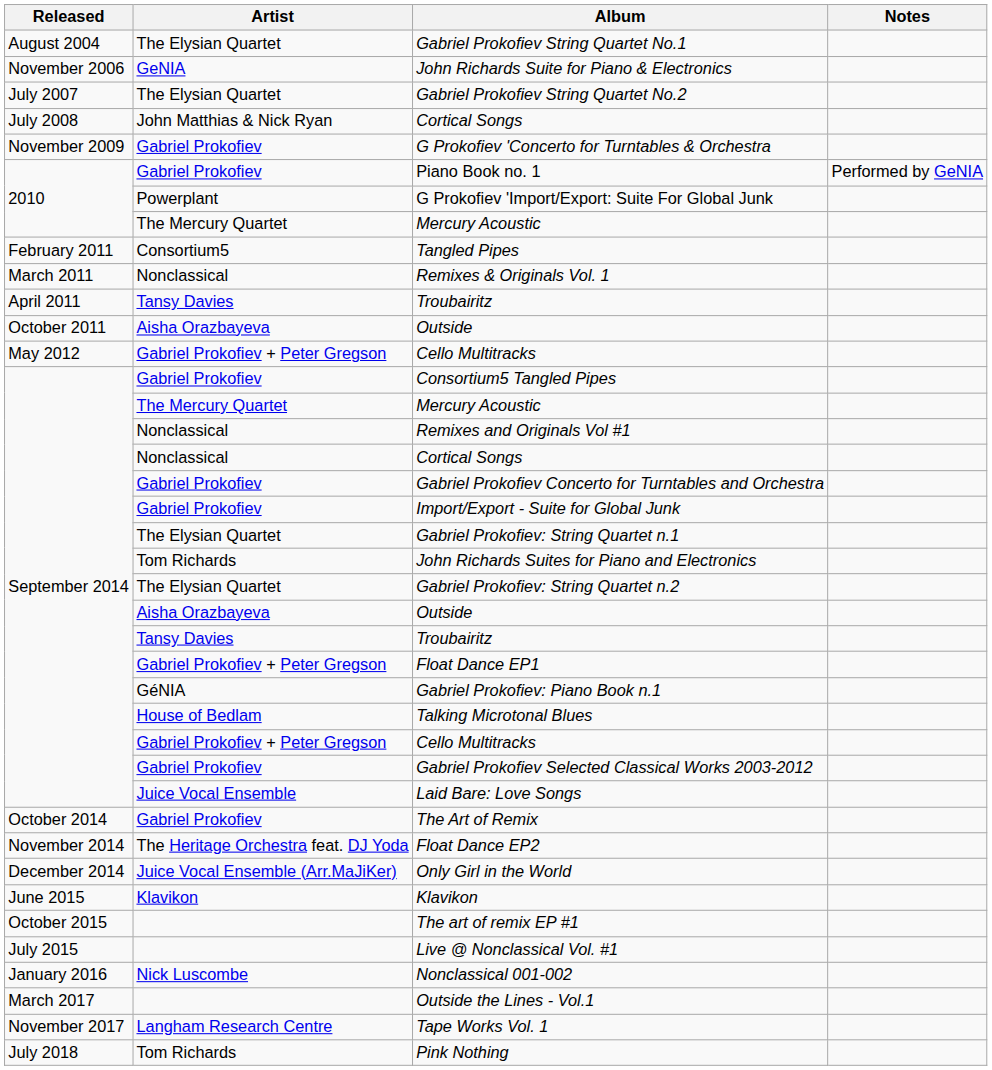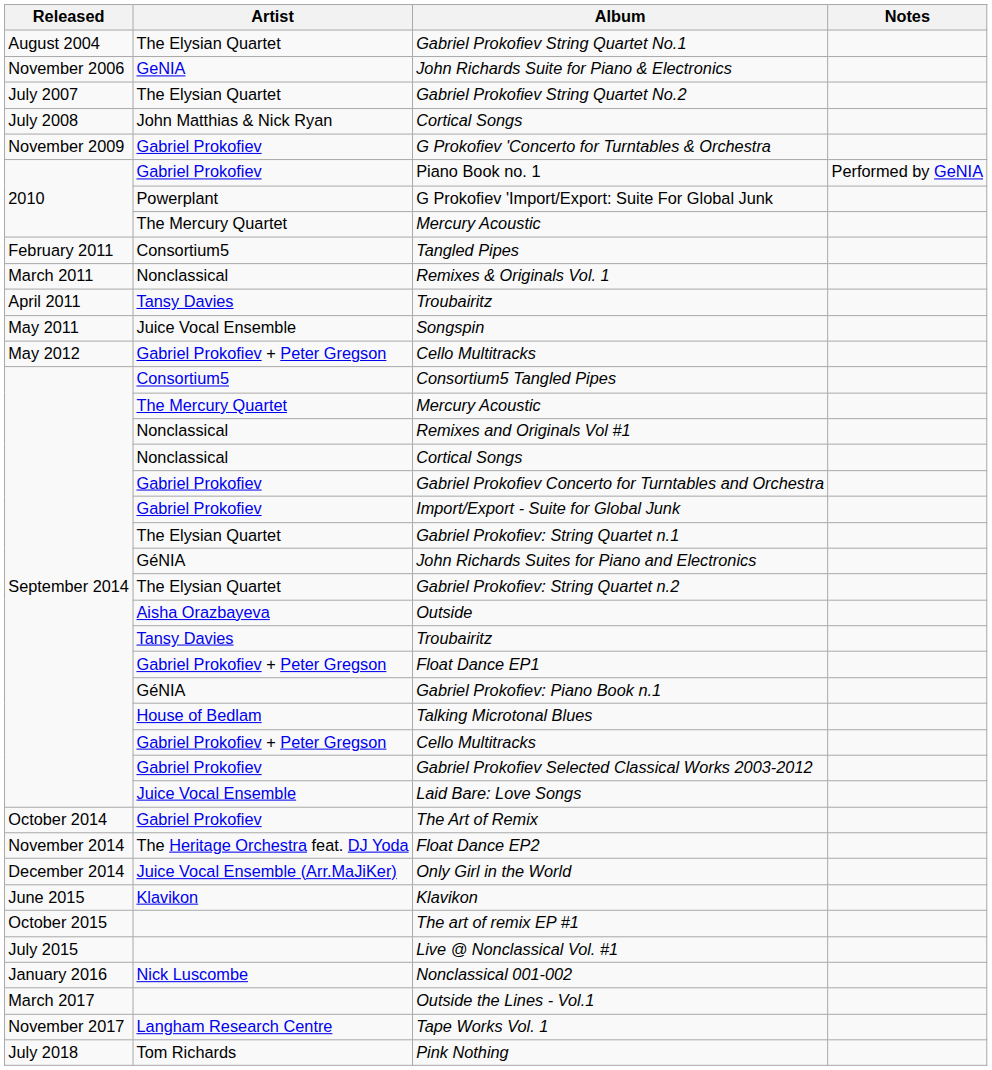+ row: (44, 328)
- row: (57, 328)
(199, 379) Gabriel Prokofiev -> (183, 379) Consortium5
(186, 560) Tom Richards -> (161, 560) GéNIA
